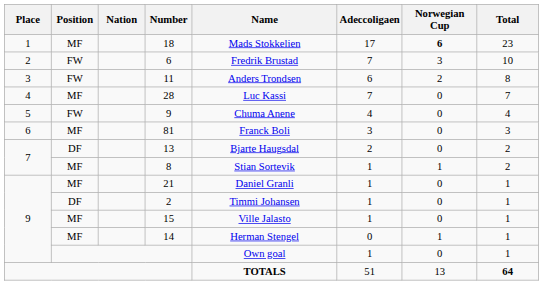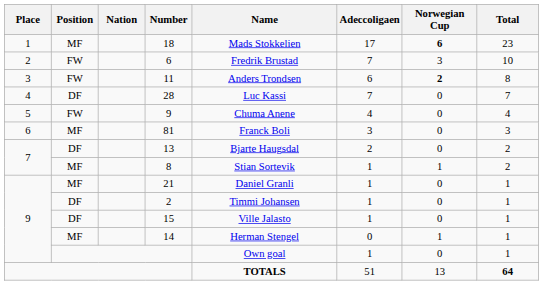(440, 78) normal -> (440, 78) bold
(75, 96) MF -> (75, 96) DF
(75, 219) MF -> (75, 219) DF
